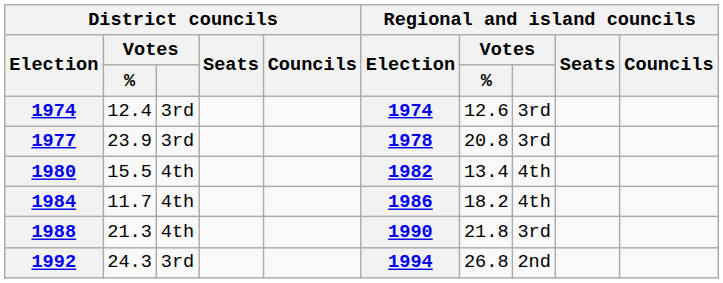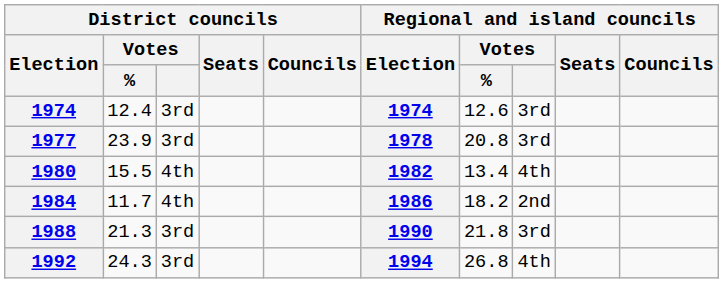(534, 202) 4th -> (534, 202) 2nd
(177, 232) 4th -> (177, 232) 3rd
(534, 262) 2nd -> (534, 262) 4th
